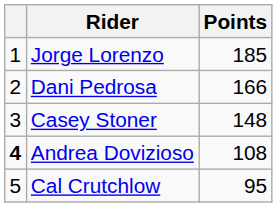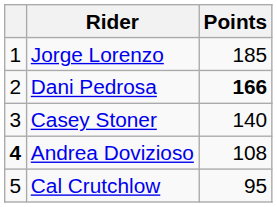(250, 87) normal -> (250, 87) bold
(250, 120) 148 -> (250, 120) 140
